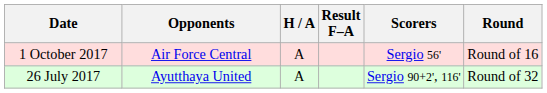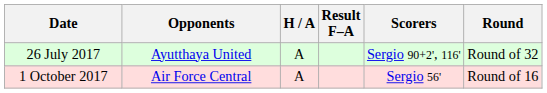rows swapped: (63, 76) <-> (63, 54)
